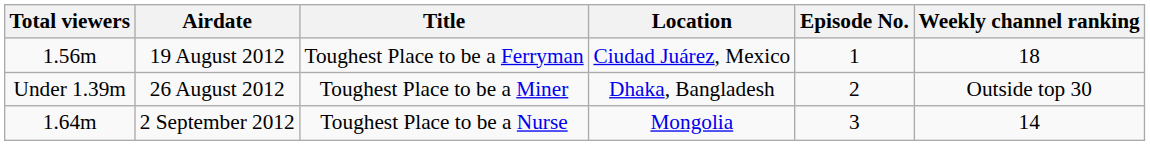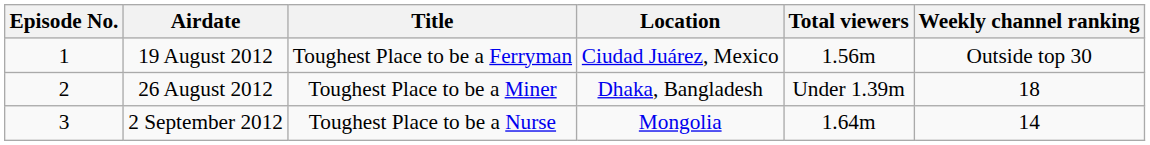columns swapped: (854, 21) <-> (70, 21)
(1029, 55) 18 -> (1029, 55) Outside top 30
(1029, 88) Outside top 30 -> (1029, 88) 18
